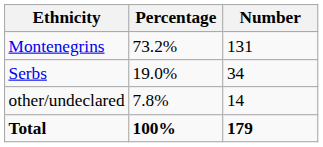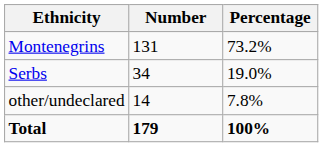columns swapped: (270, 18) <-> (176, 18)
